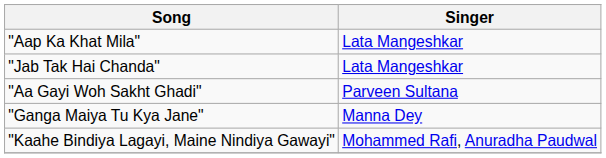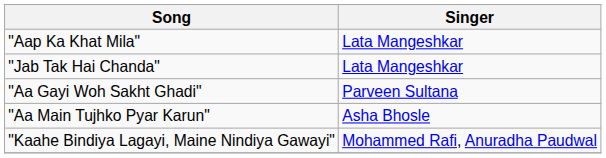- row: (106, 116)
+ row: (109, 116)
